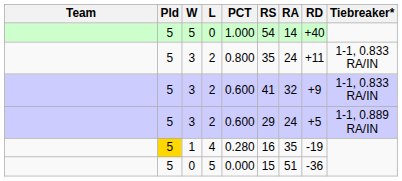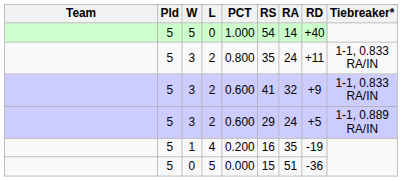(170, 147) gold background -> (170, 147) no background
(240, 147) 0.280 -> (240, 147) 0.200
